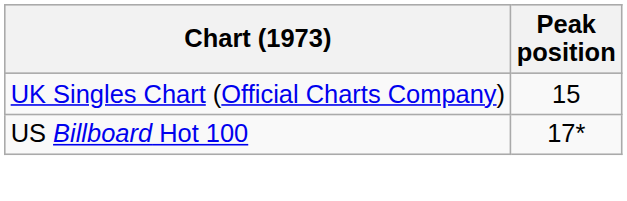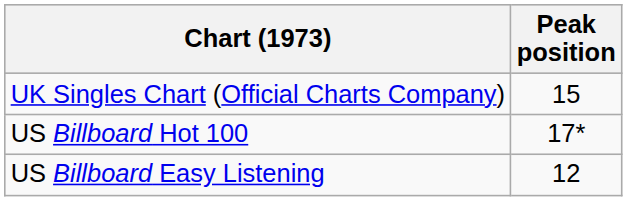+ row: (168, 174)
